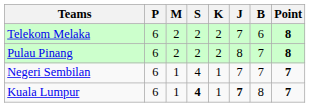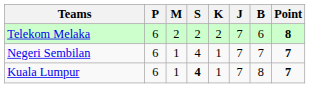- row: (40, 53)
(240, 92) bold -> (240, 72) normal
